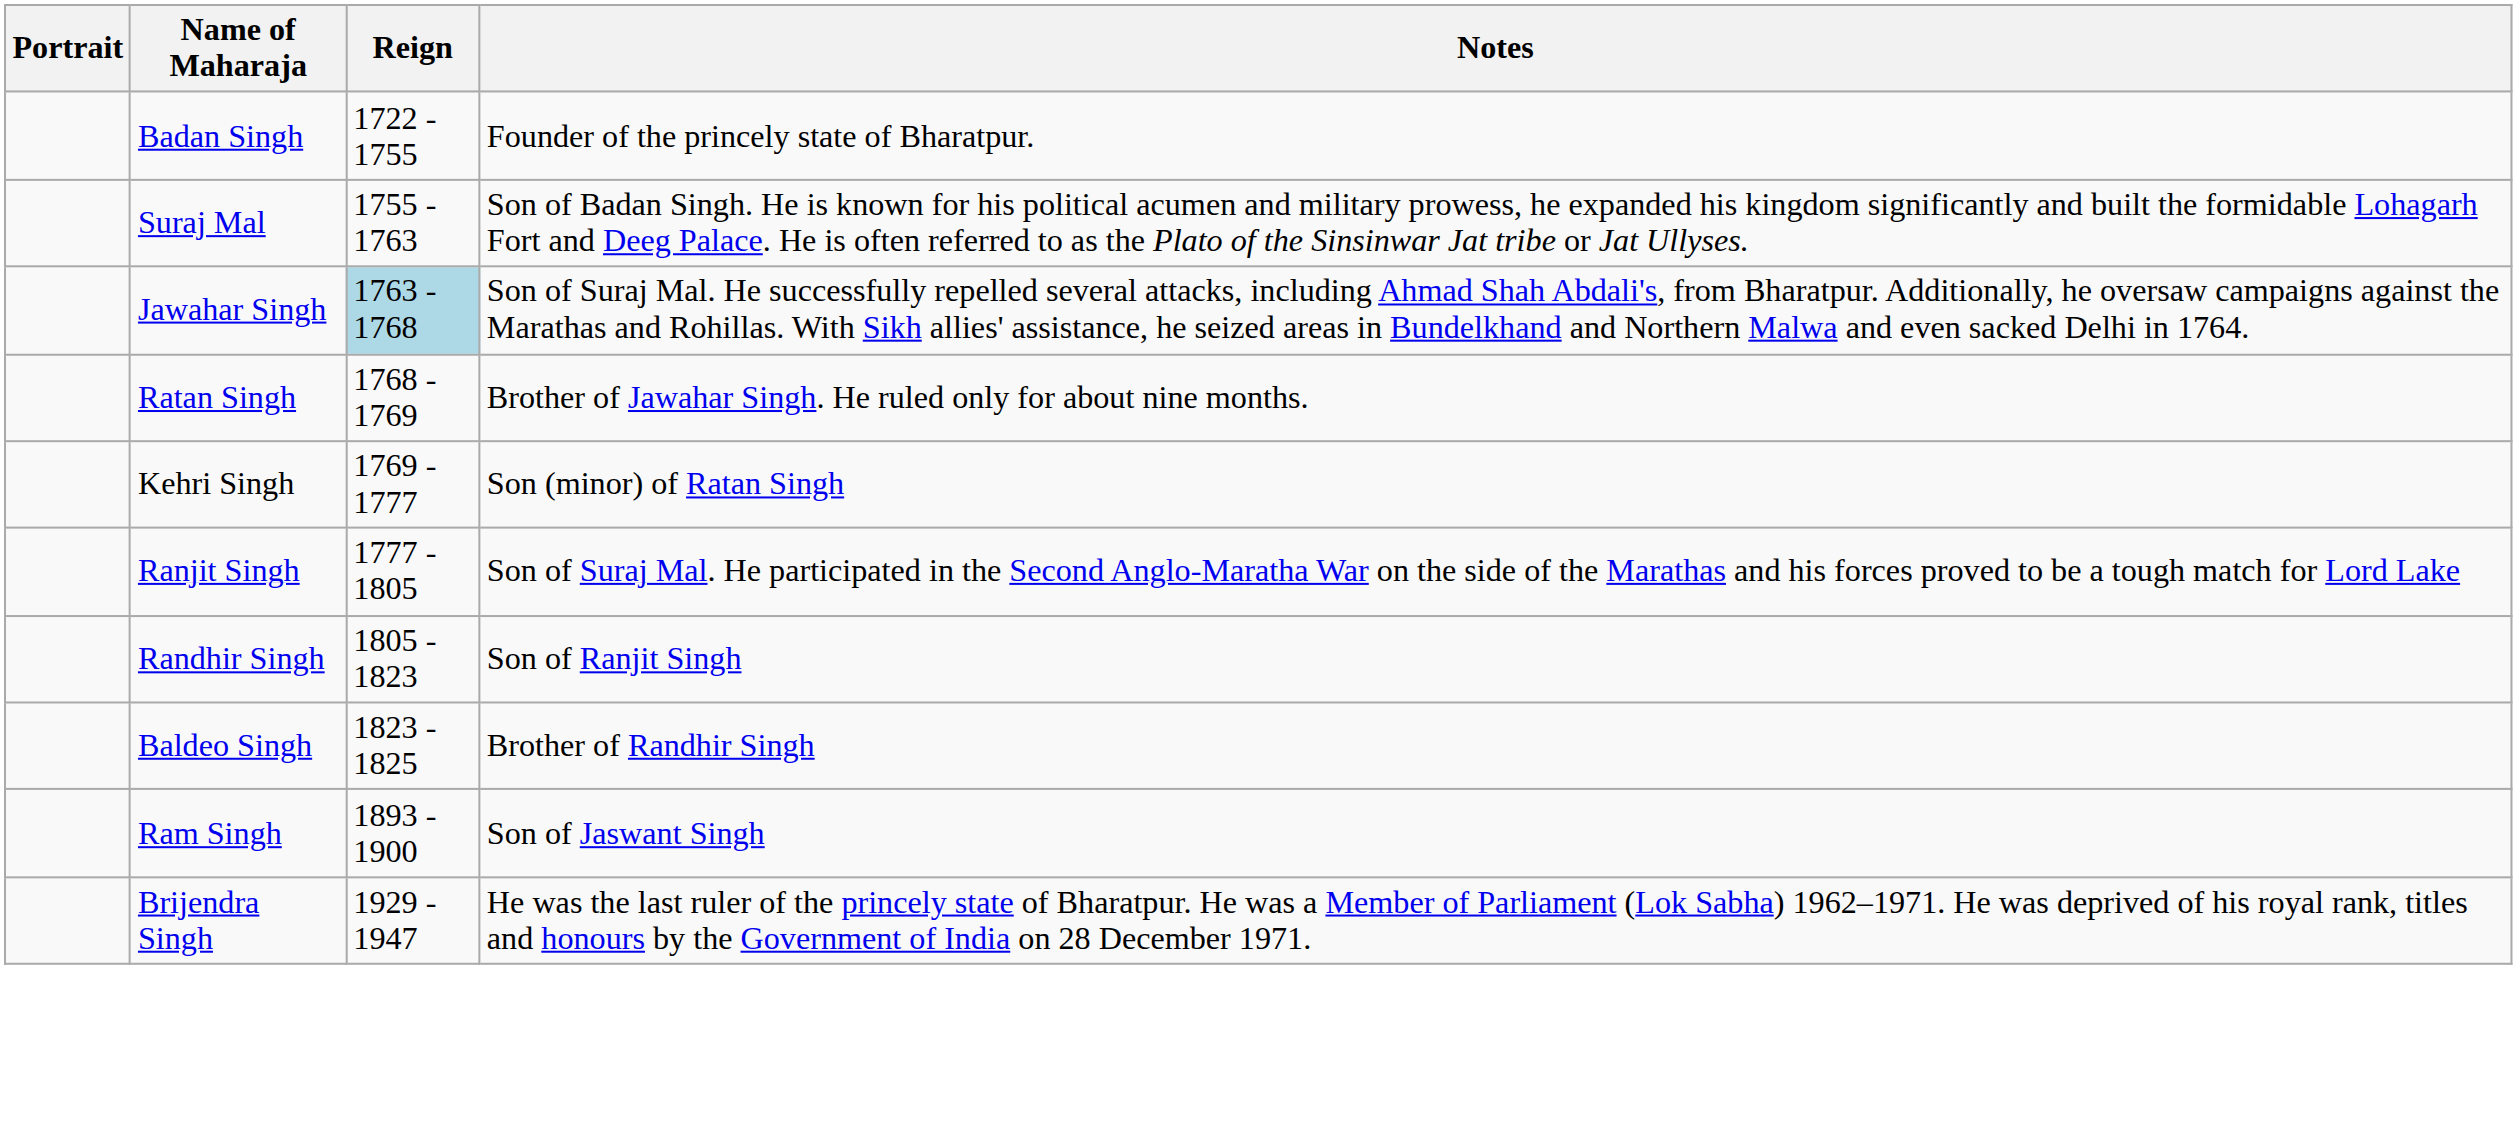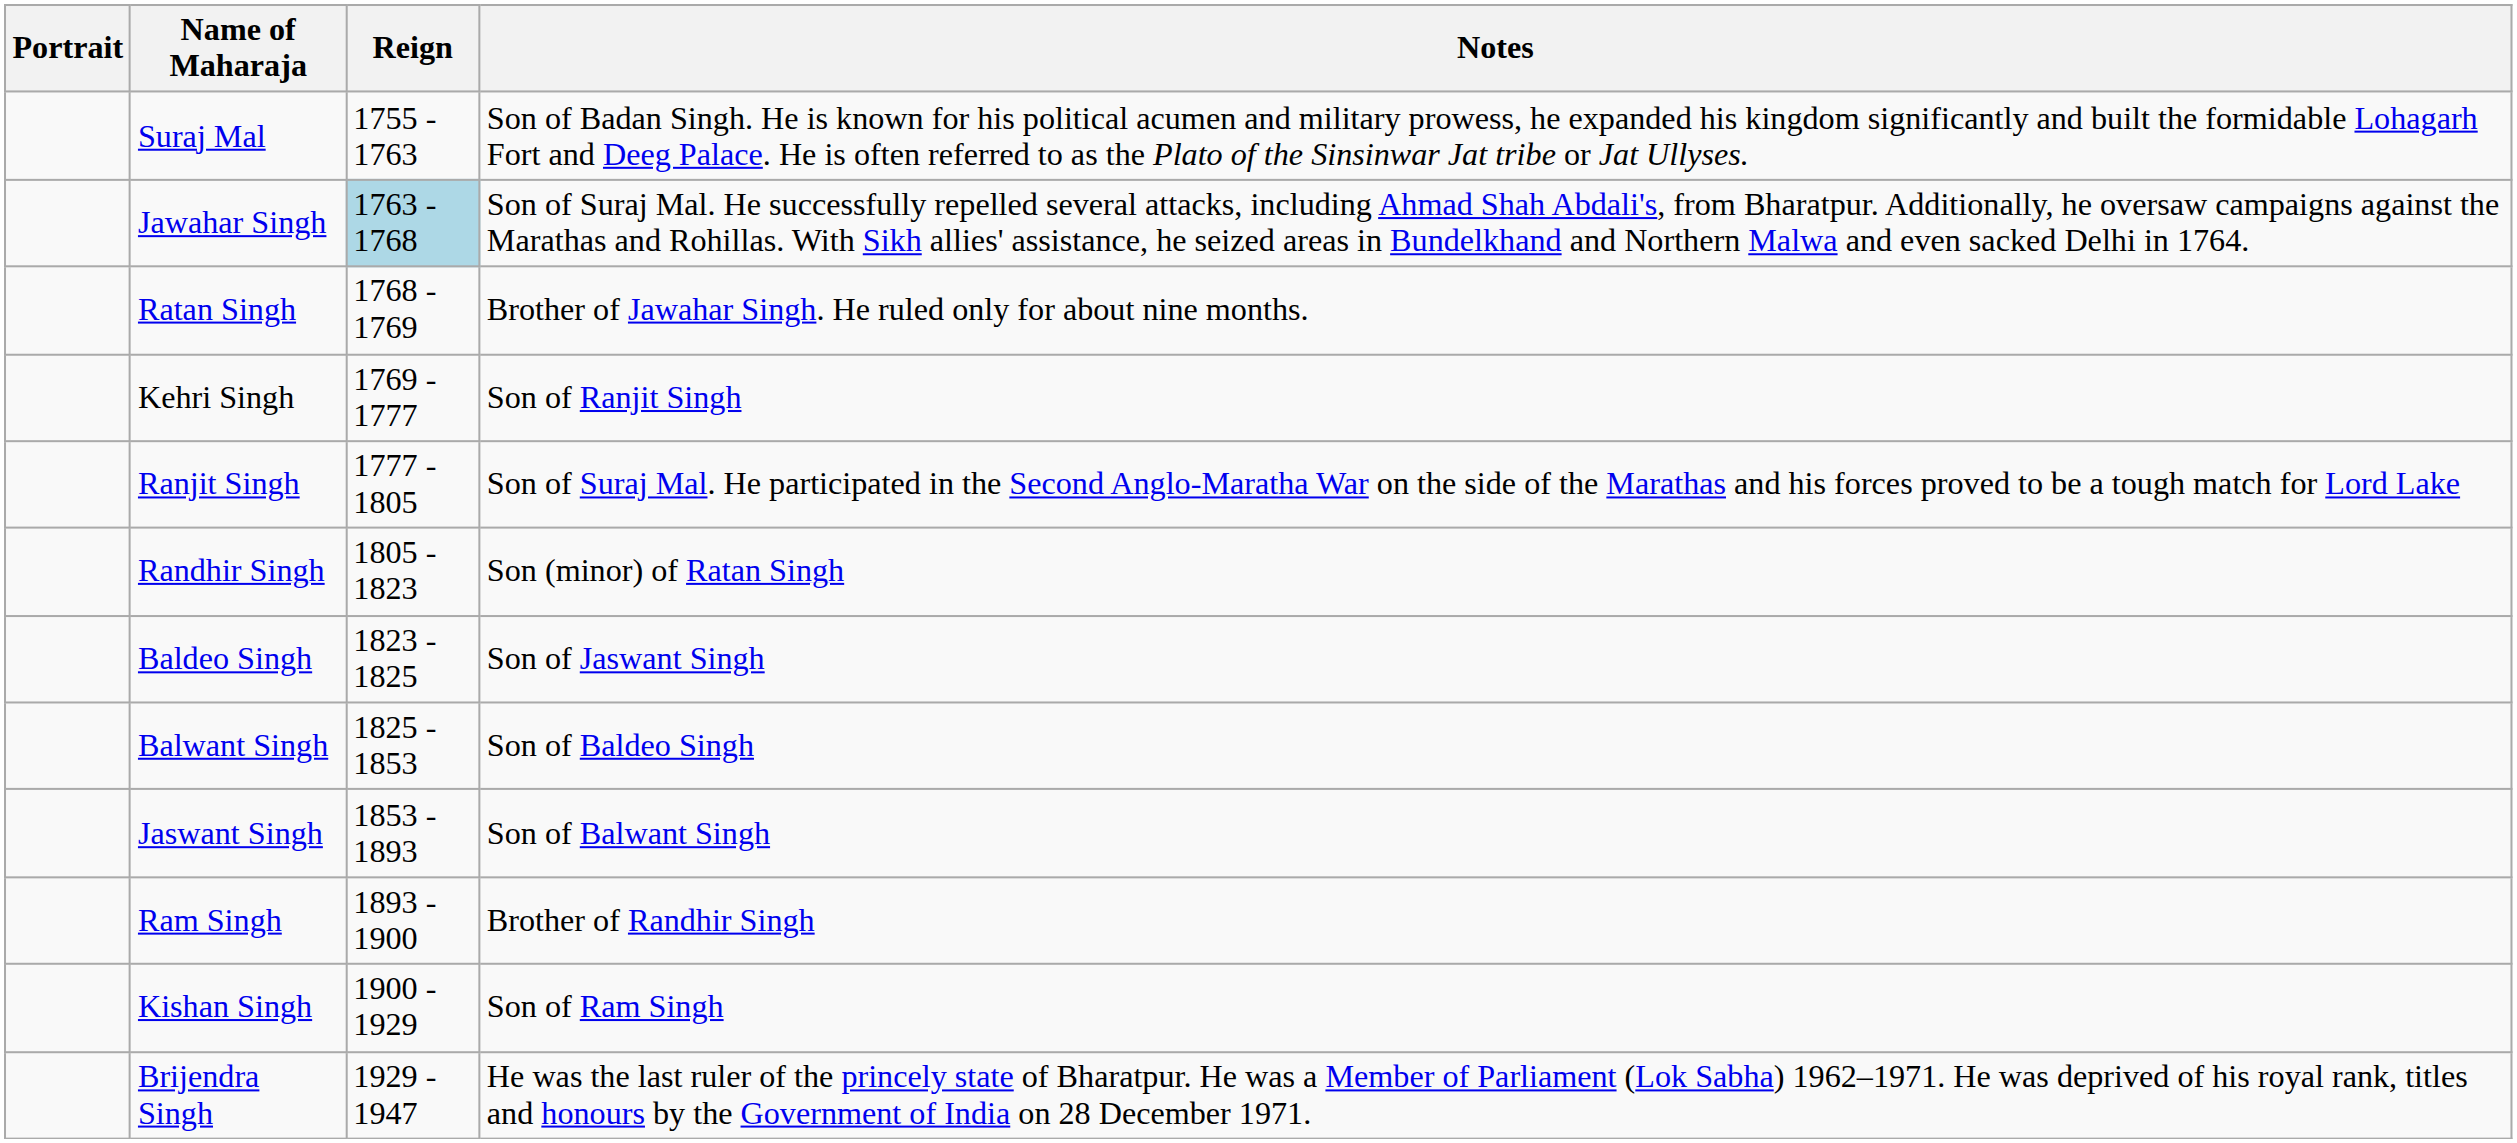- row: (221, 135)
(666, 484) Son (minor) of Ratan Singh -> (614, 396) Son of Ranjit Singh
(614, 658) Son of Ranjit Singh -> (666, 571) Son (minor) of Ratan Singh
(651, 745) Brother of Randhir Singh -> (626, 658) Son of Jaswant Singh
+ row: (233, 745)
+ row: (230, 832)
(626, 832) Son of Jaswant Singh -> (651, 919) Brother of Randhir Singh
+ row: (225, 1007)
